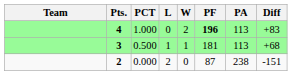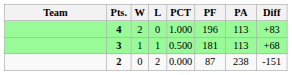columns swapped: (186, 12) <-> (145, 12)
(210, 29) bold -> (210, 29) normal
